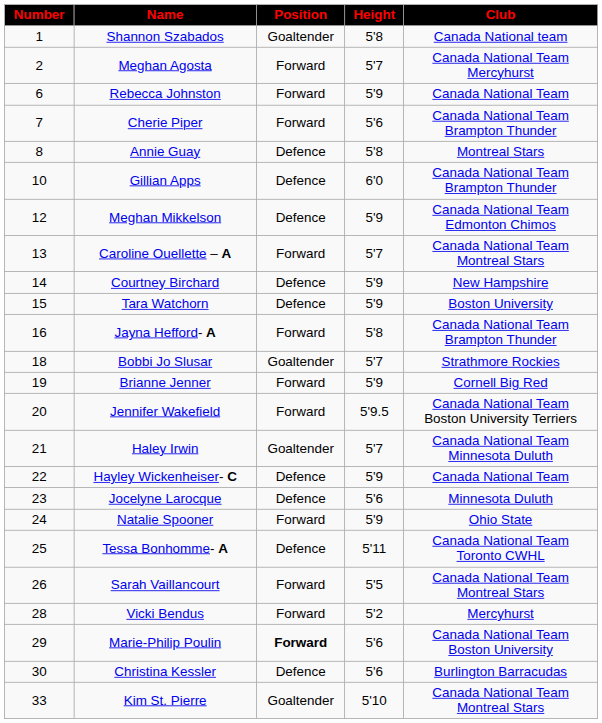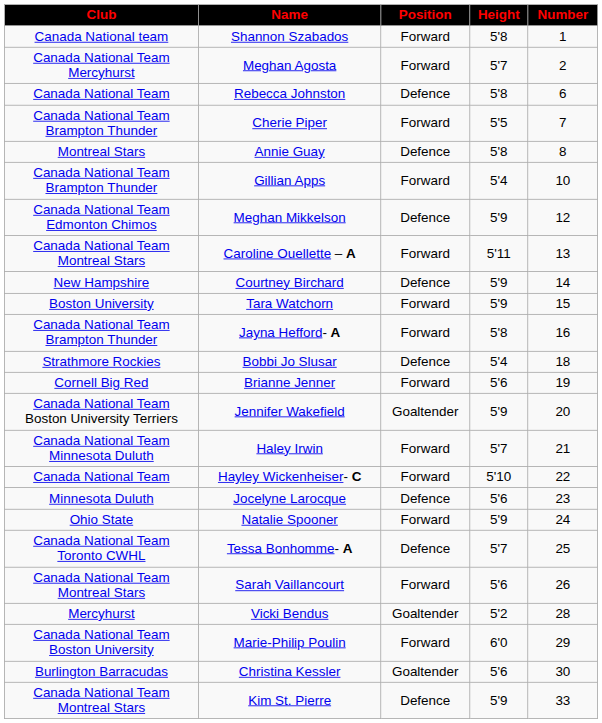columns swapped: (39, 15) <-> (501, 15)
(301, 36) Goaltender -> (425, 36) Forward
(301, 94) Forward -> (425, 94) Defence
(374, 94) 5'9 -> (499, 94) 5'8
(374, 123) 5'6 -> (499, 123) 5'5
(301, 180) Defence -> (425, 180) Forward
(374, 180) 6'0 -> (499, 180) 5'4
(374, 253) 5'7 -> (499, 253) 5'11
(301, 303) Defence -> (425, 303) Forward
(301, 361) Goaltender -> (425, 361) Defence
(374, 361) 5'7 -> (499, 361) 5'4
(374, 382) 5'9 -> (499, 382) 5'6
(301, 411) Forward -> (425, 411) Goaltender
(374, 411) 5'9.5 -> (499, 411) 5'9
(301, 448) Goaltender -> (425, 448) Forward
(301, 477) Defence -> (425, 477) Forward
(374, 477) 5'9 -> (499, 477) 5'10
(374, 548) 5'11 -> (499, 548) 5'7
(374, 585) 5'5 -> (499, 585) 5'6
(301, 613) Forward -> (425, 613) Goaltender
(301, 642) bold -> (425, 642) normal
(374, 642) 5'6 -> (499, 642) 6'0
(301, 671) Defence -> (425, 671) Goaltender
(301, 700) Goaltender -> (425, 700) Defence
(374, 700) 5'10 -> (499, 700) 5'9
